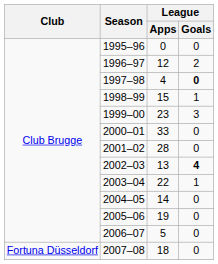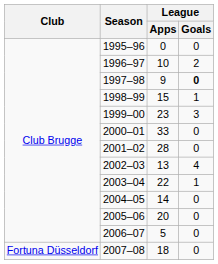(163, 64) 12 -> (163, 64) 10
(163, 81) 4 -> (163, 81) 9
(196, 166) bold -> (196, 166) normal
(163, 217) 19 -> (163, 217) 20
